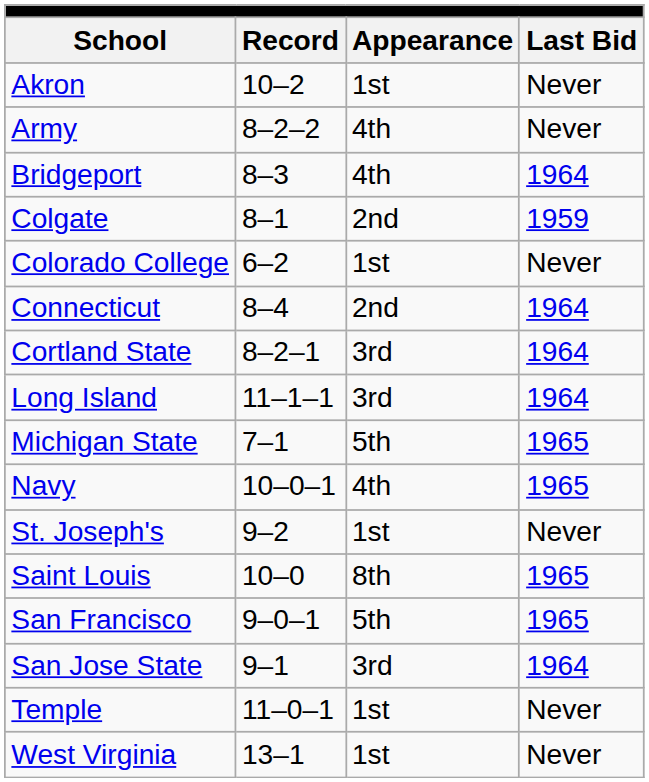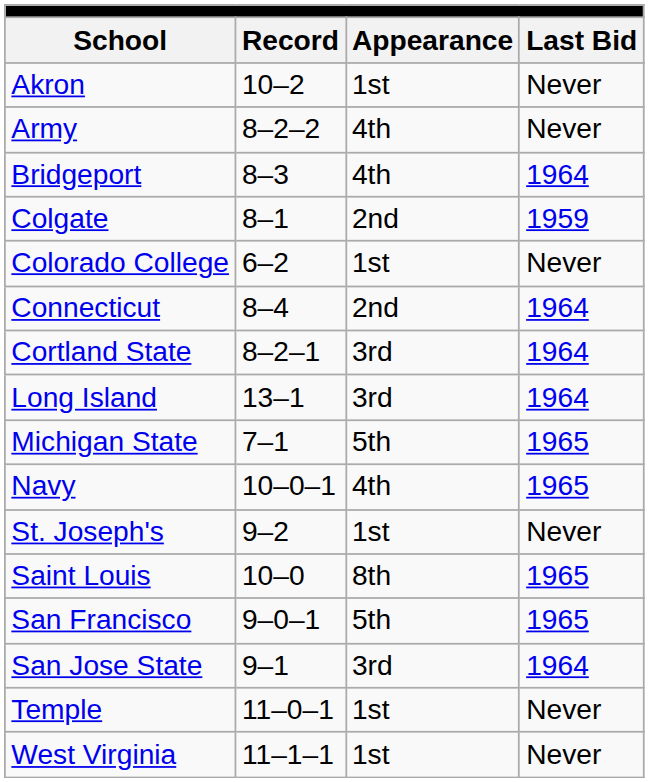(288, 397) 11–1–1 -> (273, 397) 13–1
(273, 754) 13–1 -> (288, 754) 11–1–1
